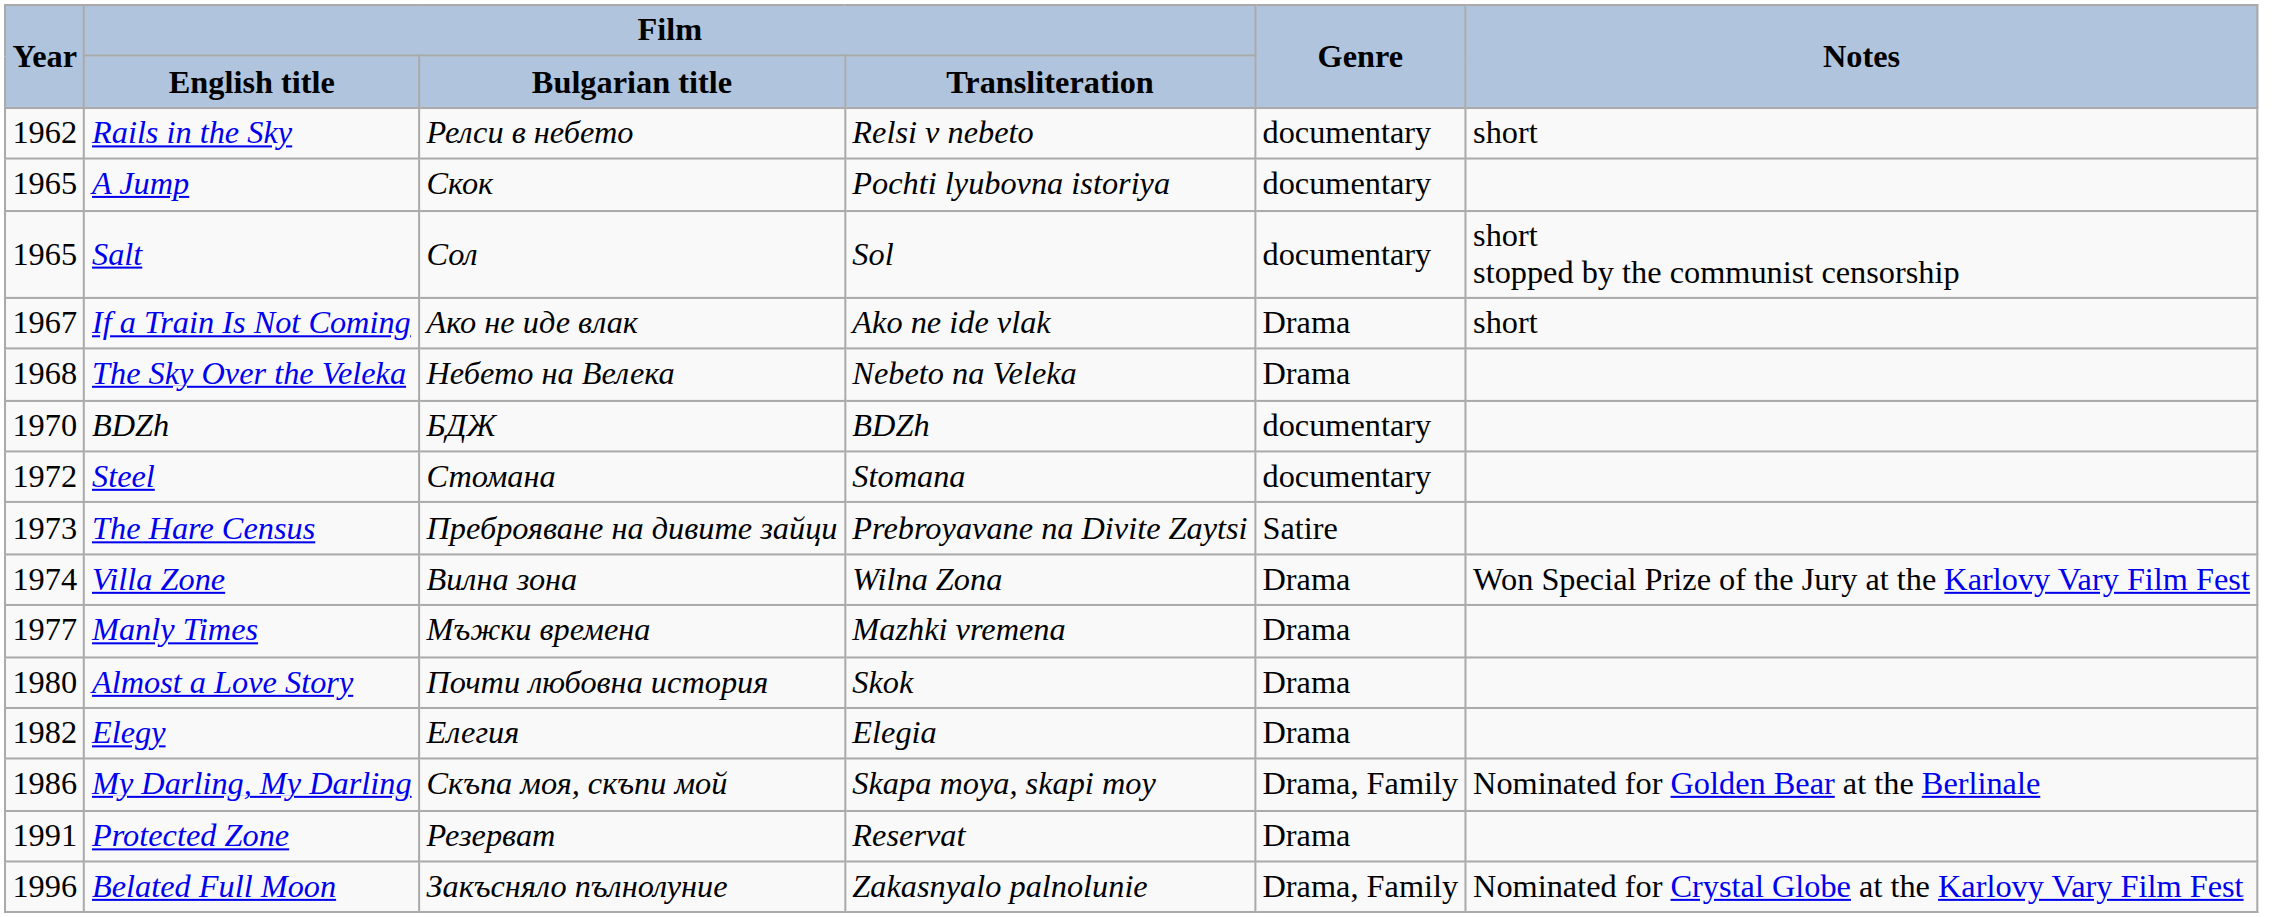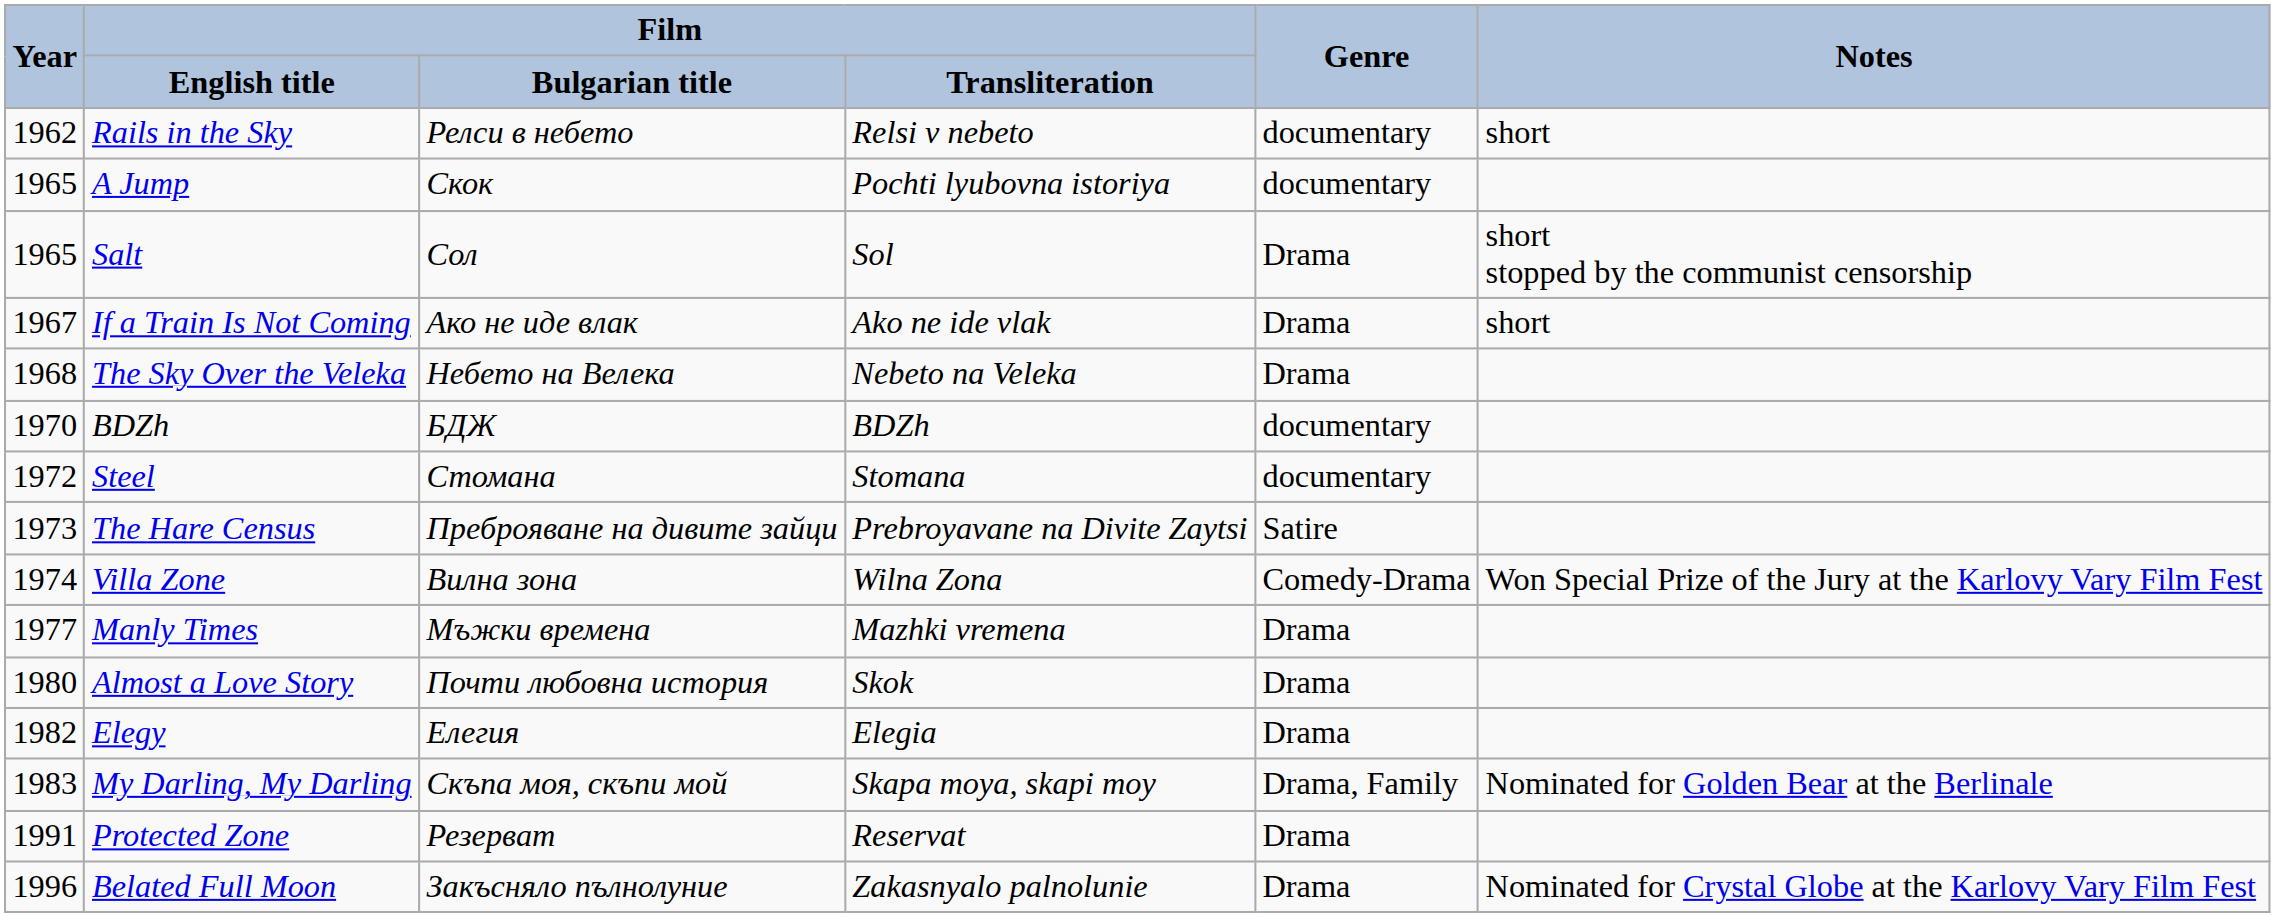(1347, 253) documentary -> (1306, 253) Drama
(1306, 579) Drama -> (1367, 579) Comedy-Drama
(45, 784) 1986 -> (45, 784) 1983
(1360, 886) Drama, Family -> (1306, 886) Drama
